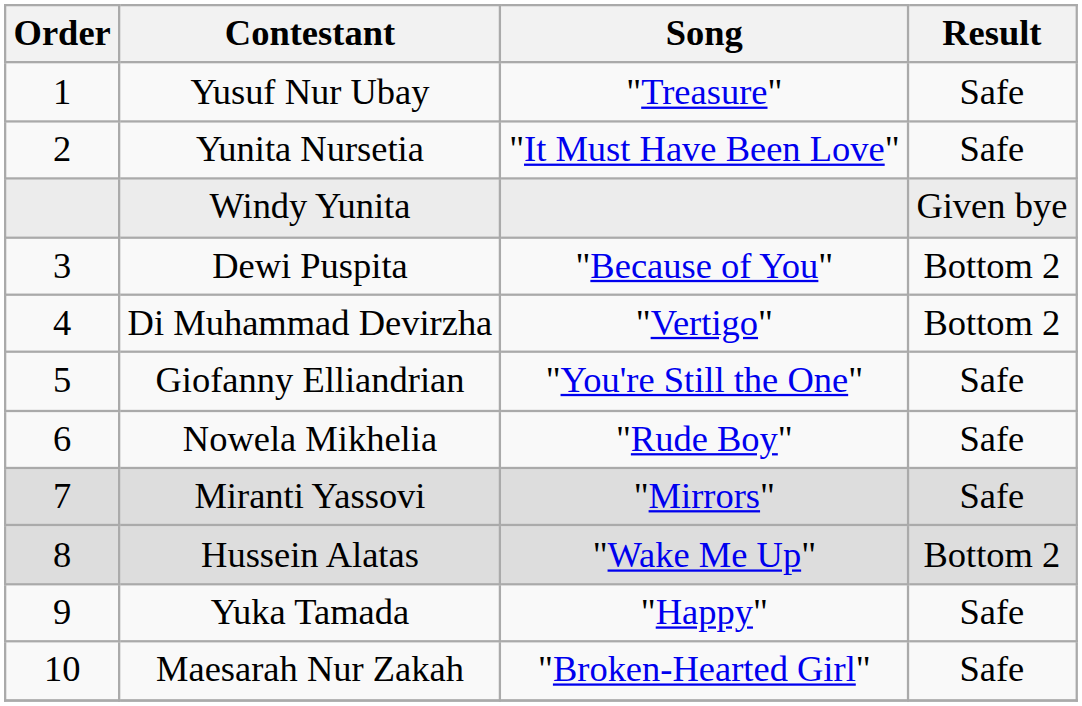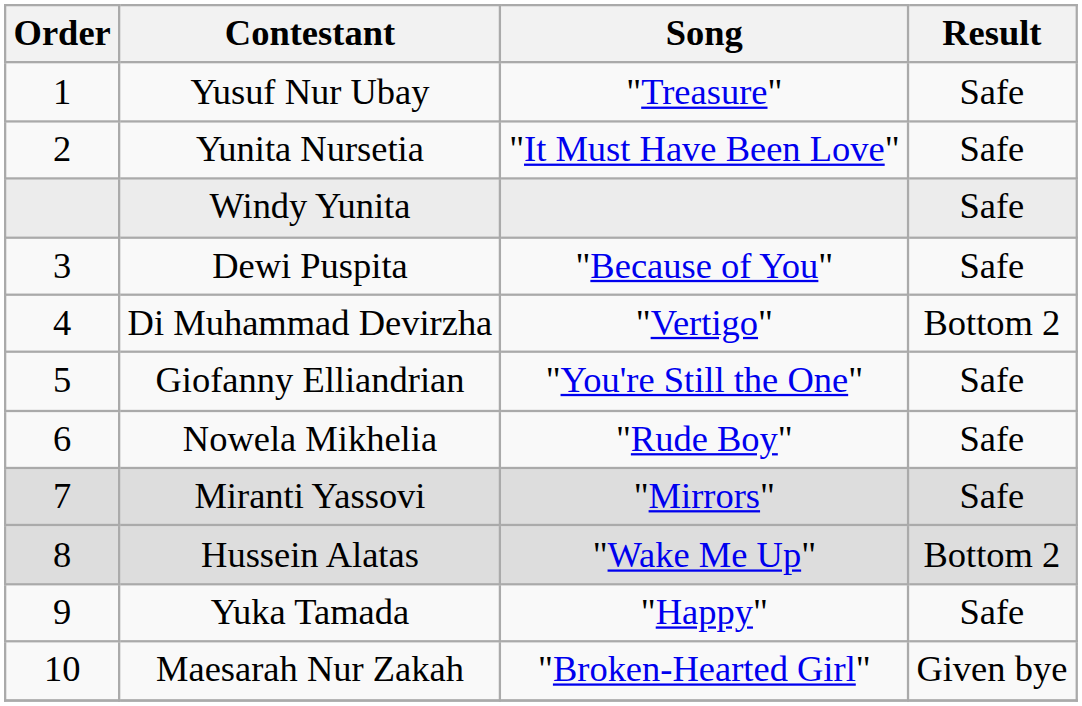(992, 206) Given bye -> (992, 206) Safe
(992, 264) Bottom 2 -> (992, 264) Safe
(992, 669) Safe -> (992, 669) Given bye
